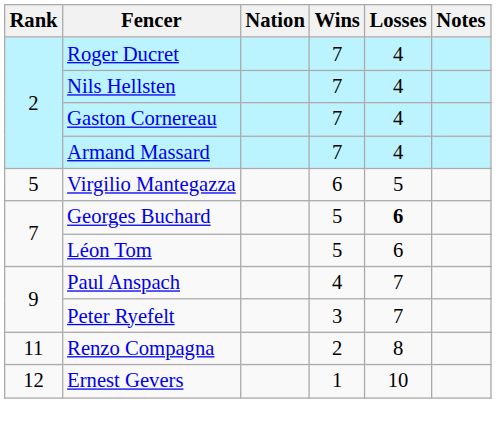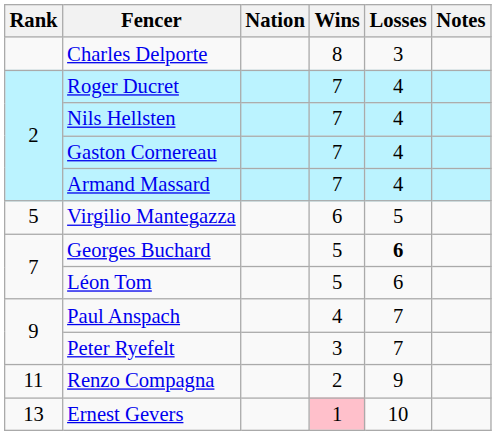+ row: (137, 53)
(398, 348) 8 -> (398, 380) 9
(33, 380) 12 -> (33, 413) 13
(337, 380) no background -> (337, 413) pink background
